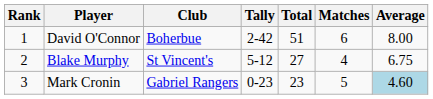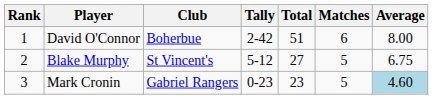(344, 60) 4 -> (344, 60) 5
